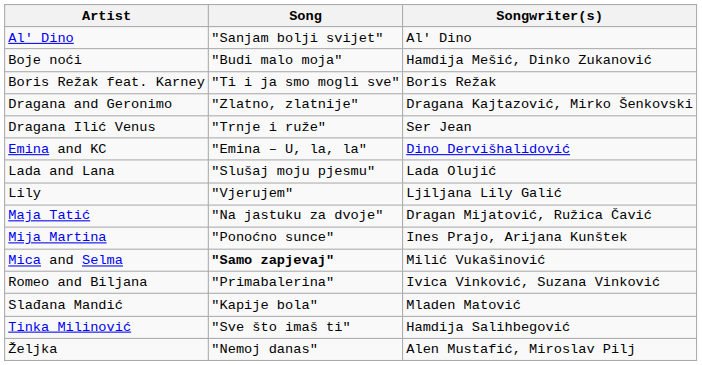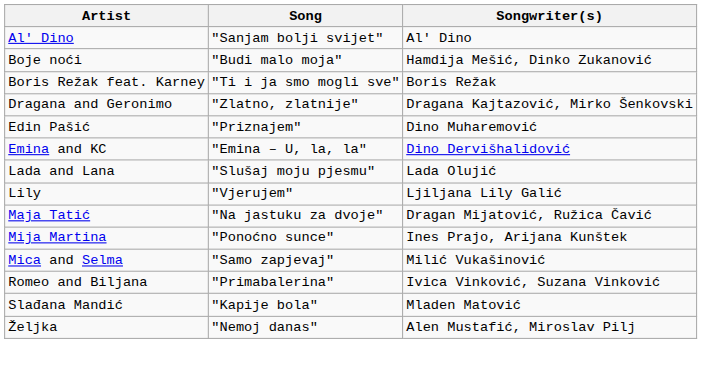- row: (82, 127)
+ row: (49, 127)
(273, 260) bold -> (273, 260) normal
- row: (70, 327)
